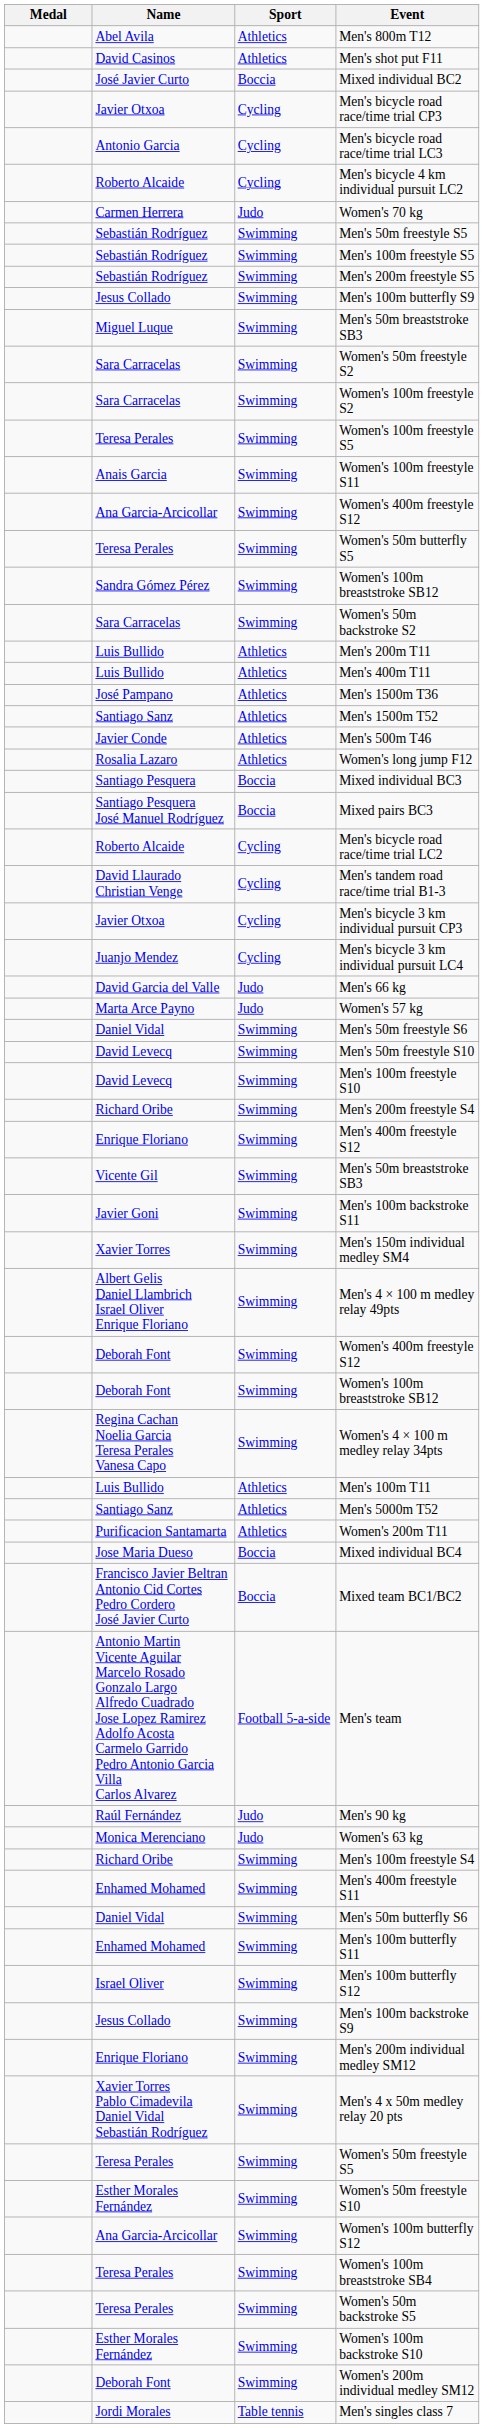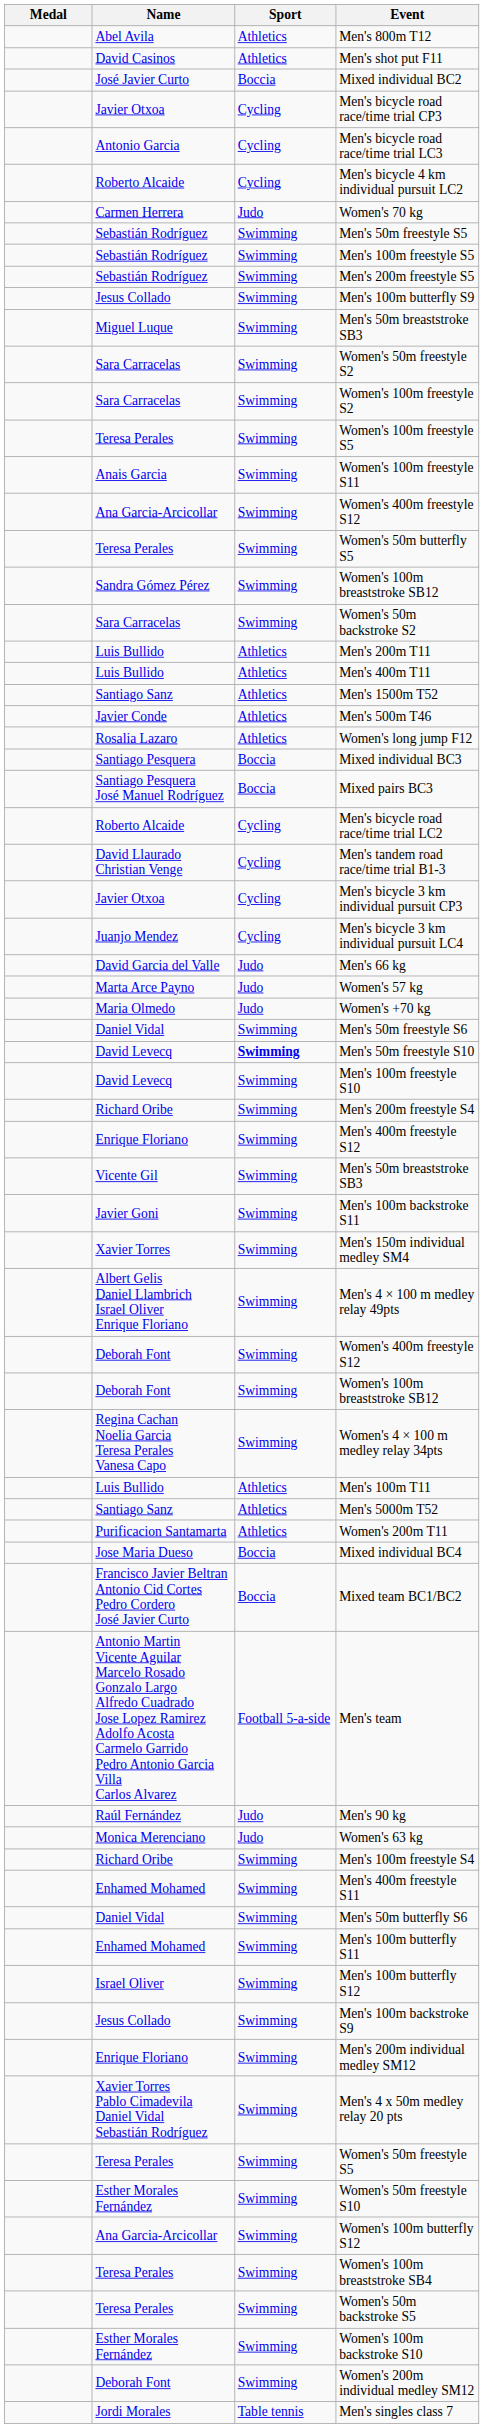- row: (134, 694)
+ row: (135, 1008)
(268, 1051) normal -> (269, 1051) bold
